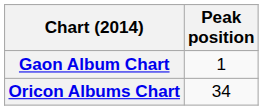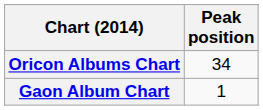rows swapped: (94, 64) <-> (94, 91)
